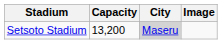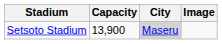(108, 30) 13,200 -> (108, 30) 13,900
